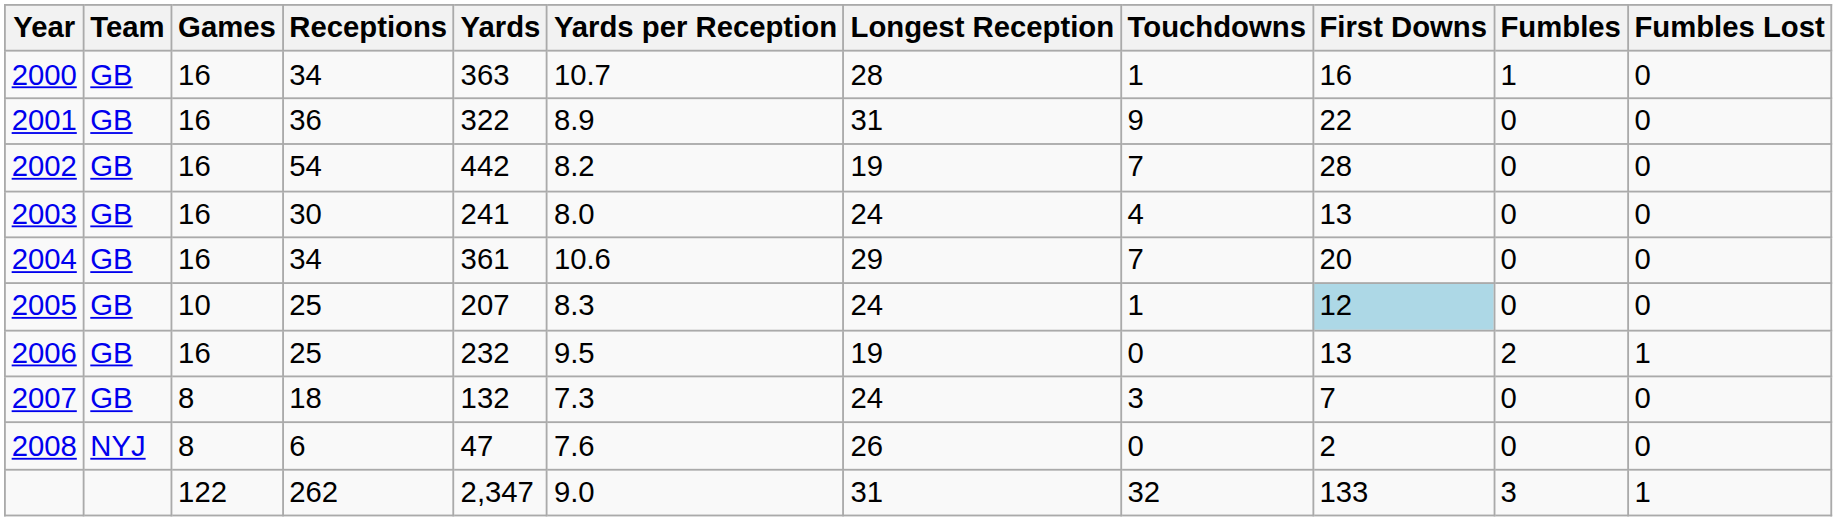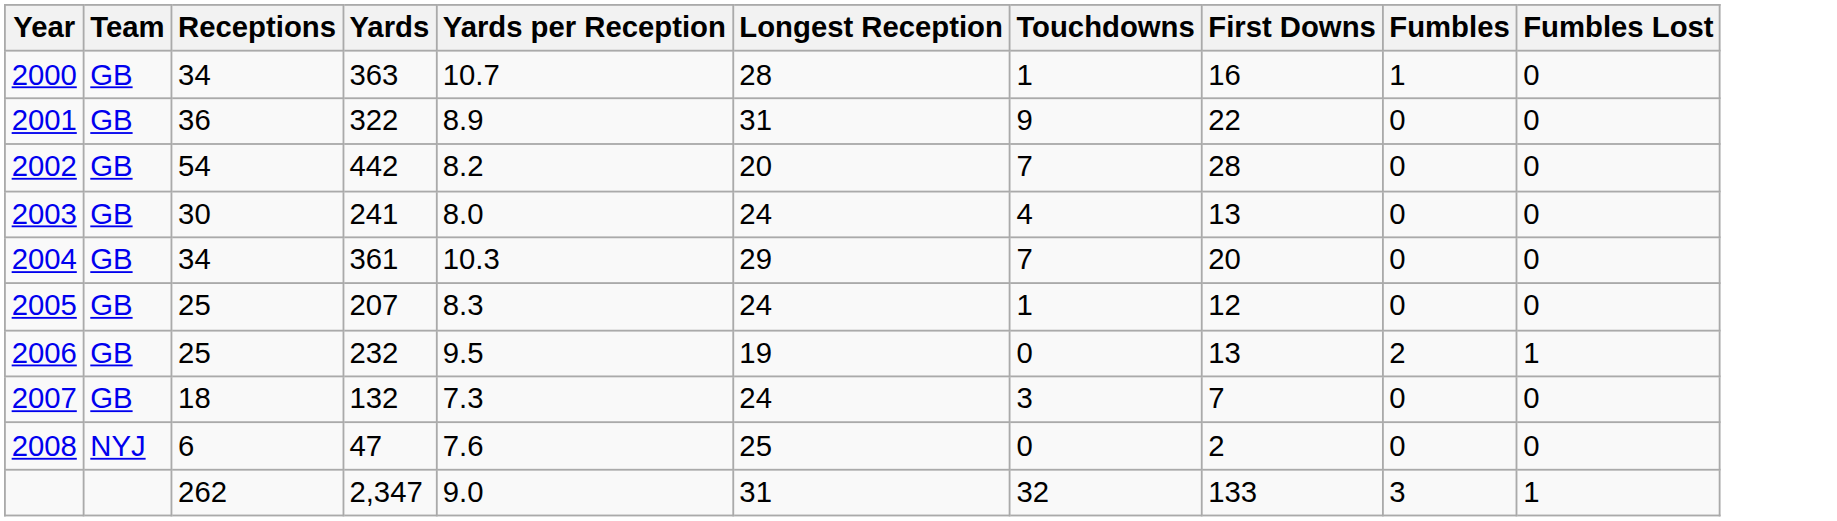- column: (227, 27)
(867, 167) 19 -> (756, 167) 20
(582, 259) 10.6 -> (471, 259) 10.3
(1336, 306) lightblue background -> (1225, 306) no background
(867, 445) 26 -> (756, 445) 25
